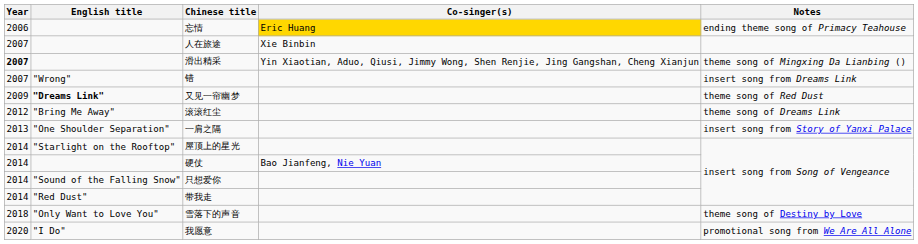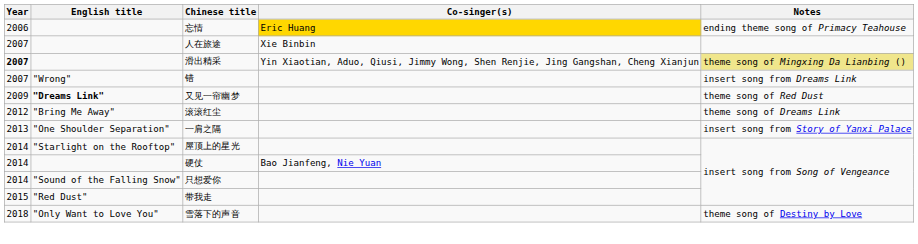(805, 62) no background -> (805, 62) khaki background
(17, 197) 2014 -> (17, 197) 2015
- row: (199, 230)
